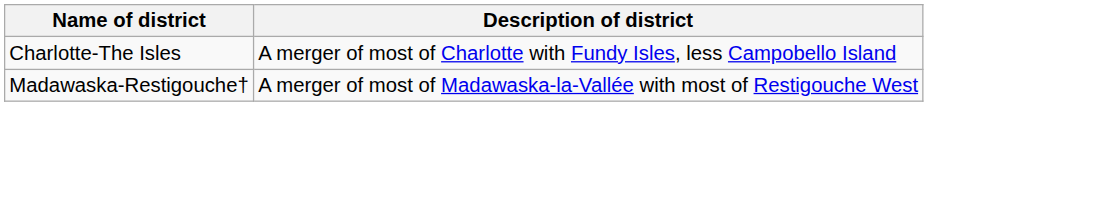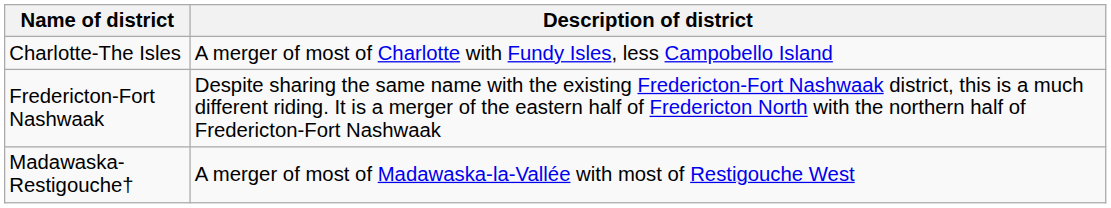+ row: (82, 107)
